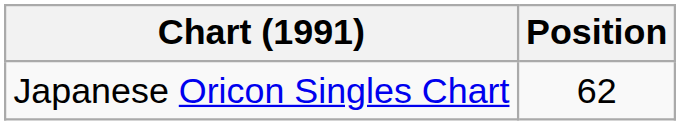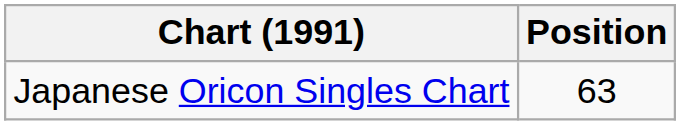(597, 89) 62 -> (597, 89) 63
